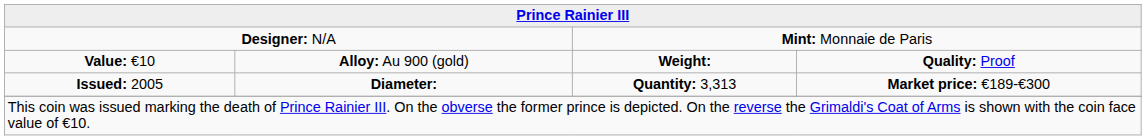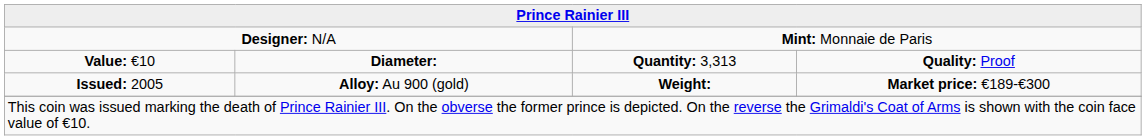(404, 61) Alloy: Au 900 (gold) -> (404, 61) Diameter:
(685, 61) Weight: -> (685, 61) Quantity: 3,313
(404, 84) Diameter: -> (404, 84) Alloy: Au 900 (gold)
(685, 84) Quantity: 3,313 -> (685, 84) Weight:
